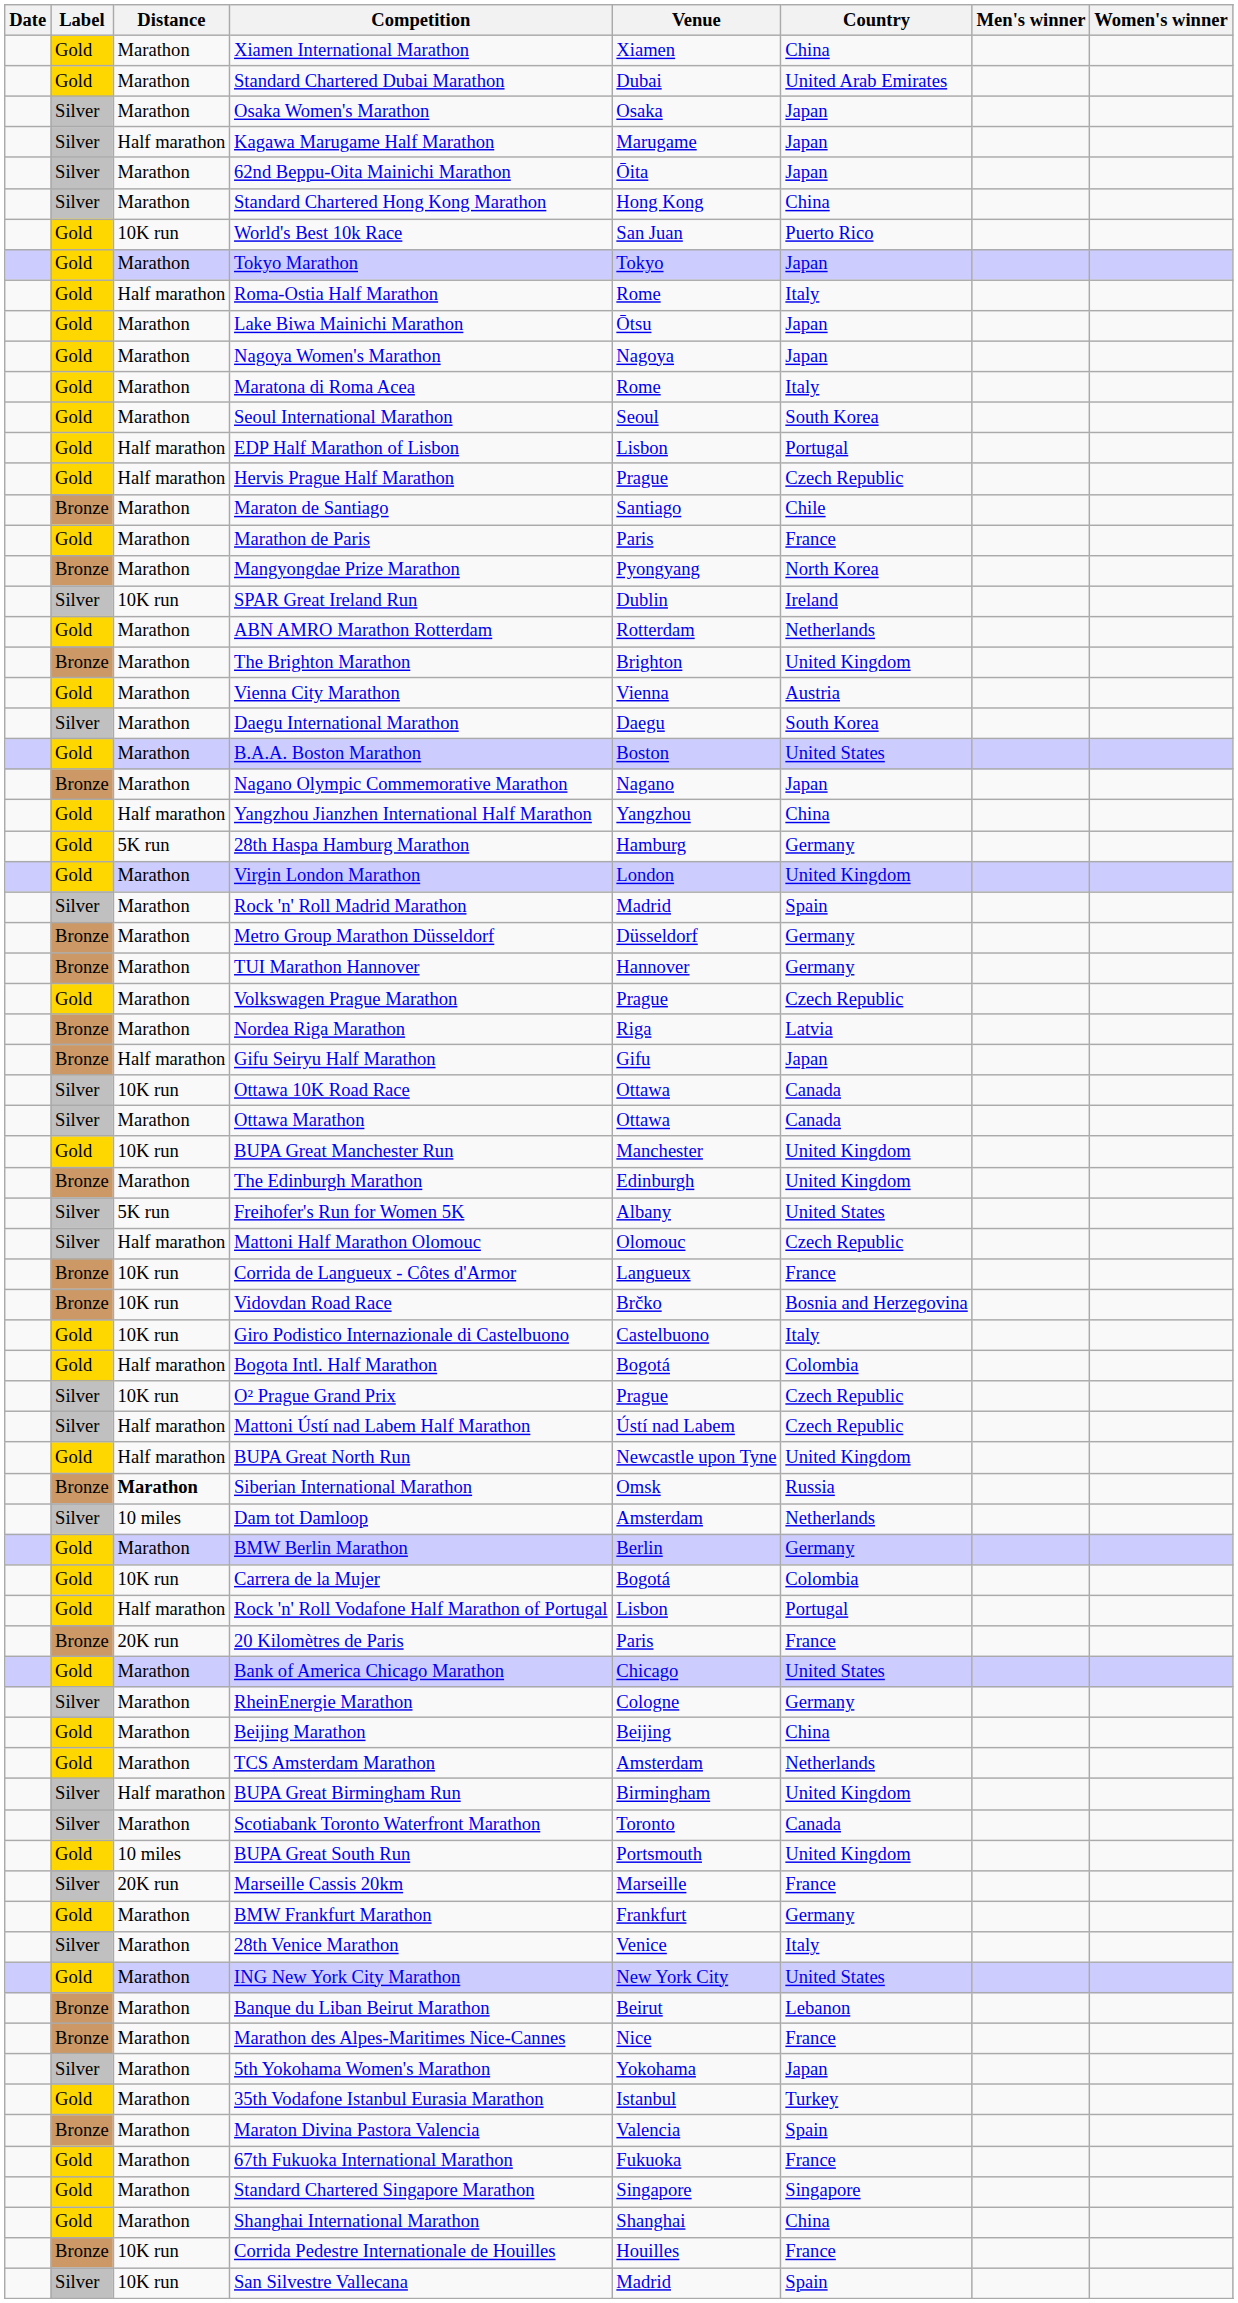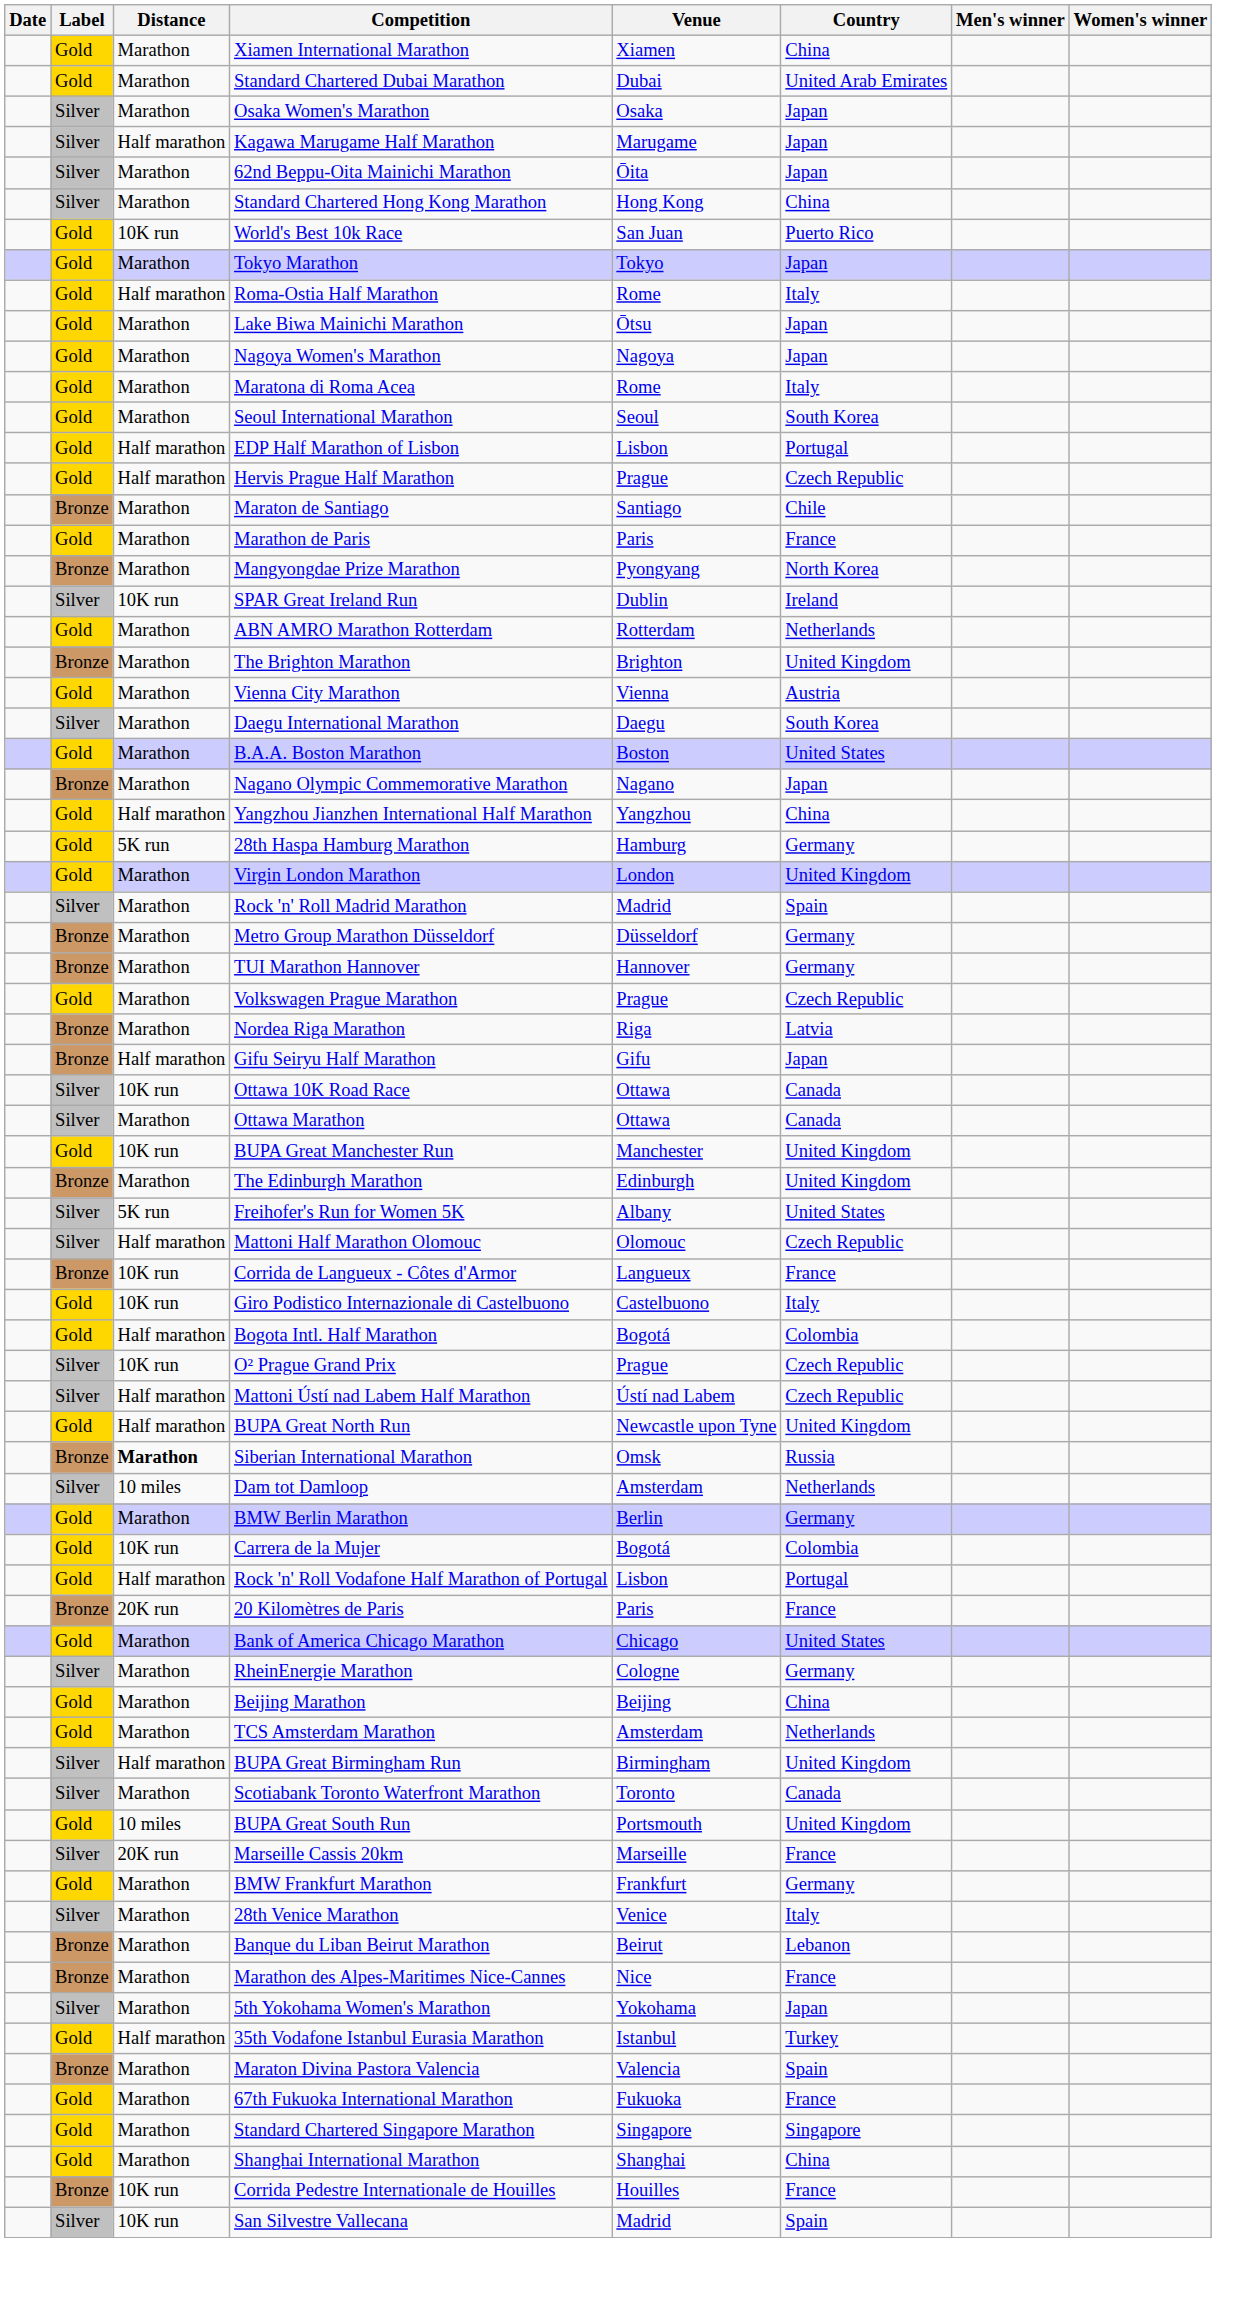- row: (313, 1304)
- row: (347, 1977)
(154, 2099) Marathon -> (171, 2038) Half marathon
